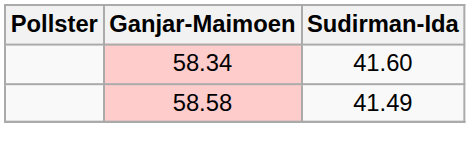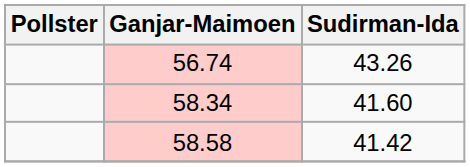+ row: (202, 64)
(383, 103) 41.49 -> (383, 142) 41.42
